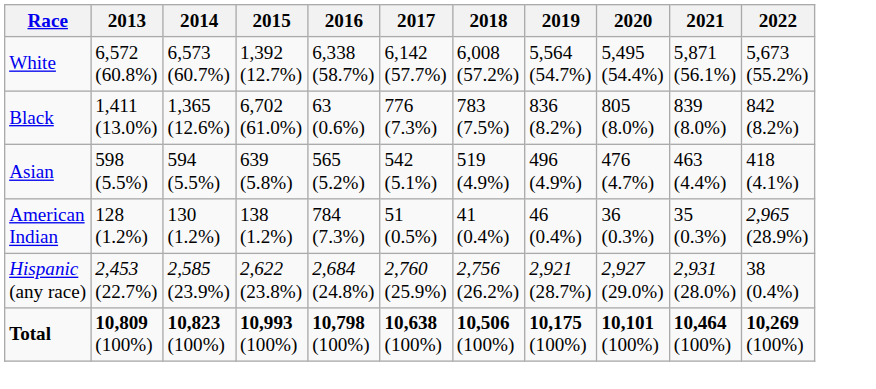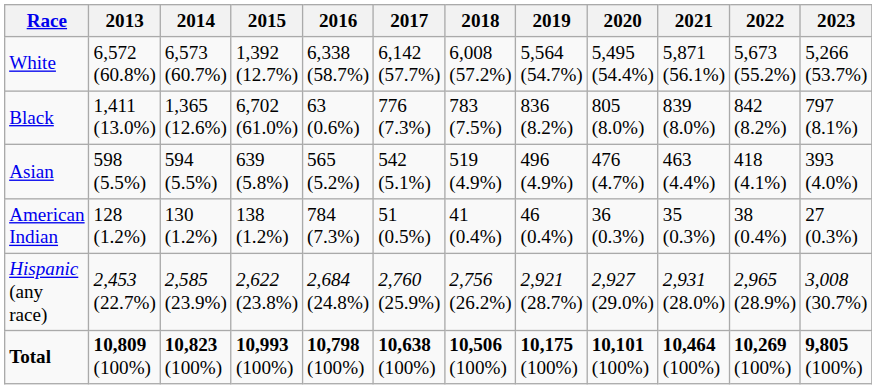+ column: (836, 20)
(777, 226) 2,965 (28.9%) -> (760, 226) 38 (0.4%)
(772, 280) 38 (0.4%) -> (765, 291) 2,965 (28.9%)
